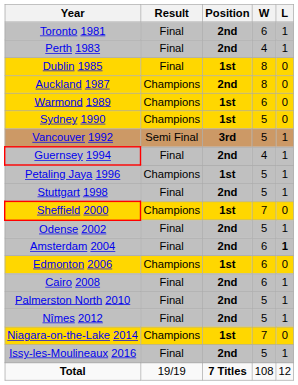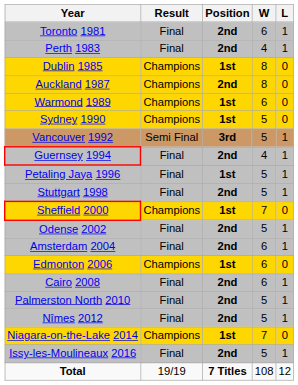(172, 66) Final -> (172, 66) Champions
(172, 174) Champions -> (172, 174) Final
(285, 247) bold -> (285, 247) normal
